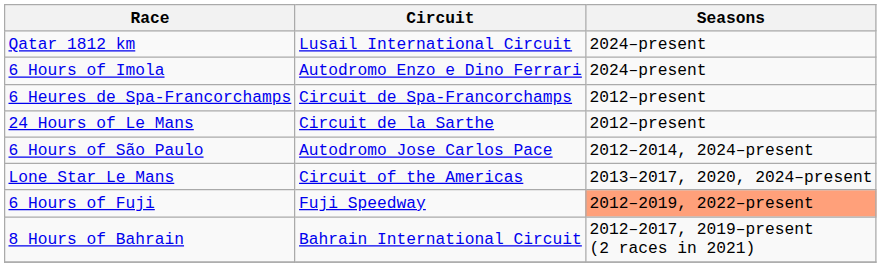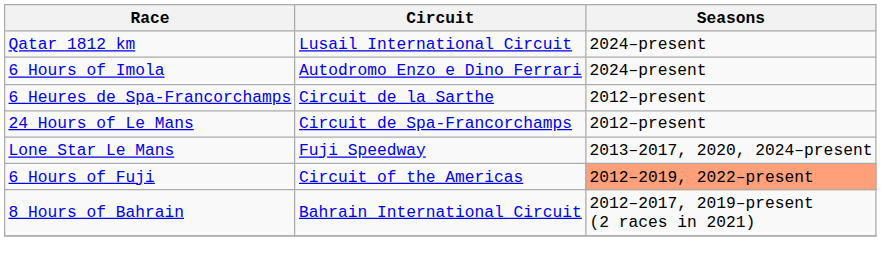(436, 97) Circuit de Spa-Francorchamps -> (397, 97) Circuit de la Sarthe
(397, 124) Circuit de la Sarthe -> (436, 124) Circuit de Spa-Francorchamps
- row: (106, 150)
(411, 177) Circuit of the Americas -> (362, 150) Fuji Speedway
(362, 203) Fuji Speedway -> (411, 177) Circuit of the Americas
